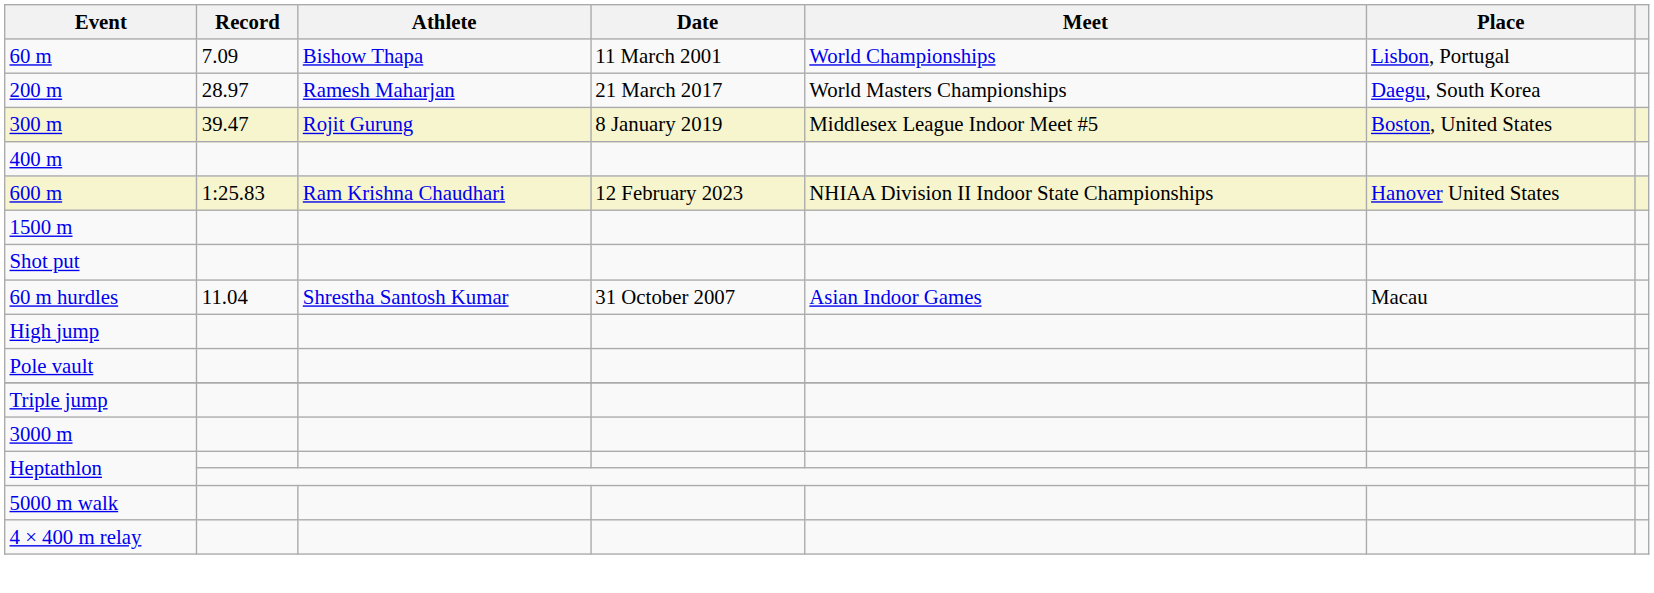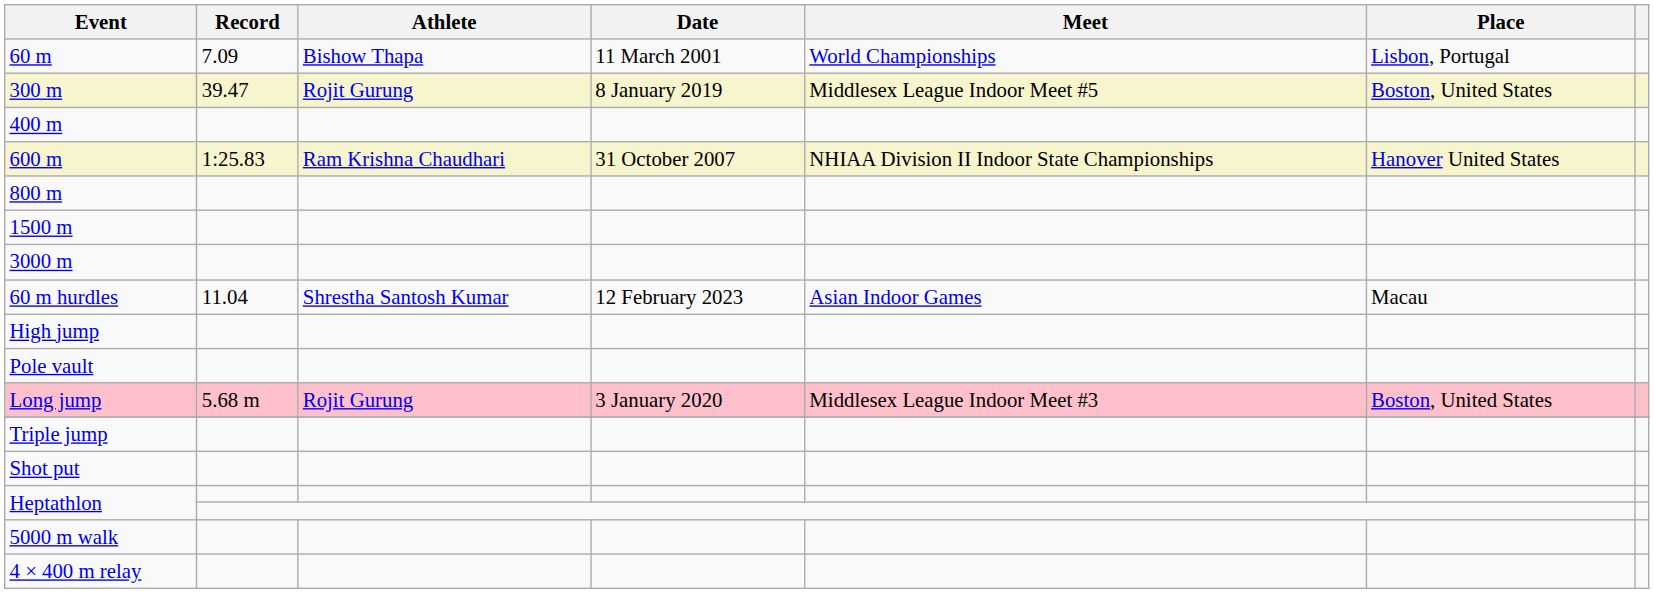- row: (36, 90)
(669, 193) 12 February 2023 -> (665, 159) 31 October 2007
+ row: (36, 193)
rows swapped: (41, 433) <-> (45, 262)
(665, 296) 31 October 2007 -> (669, 296) 12 February 2023
+ row: (55, 399)
